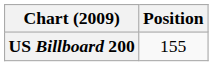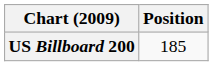(173, 46) 155 -> (173, 46) 185
